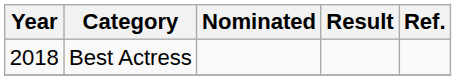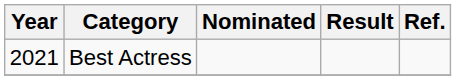(34, 57) 2018 -> (34, 57) 2021
